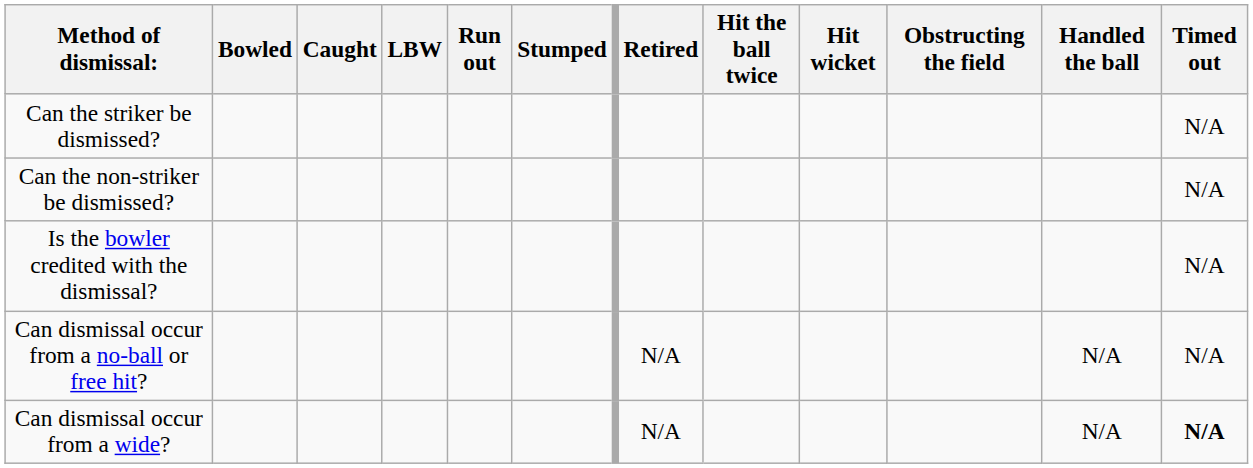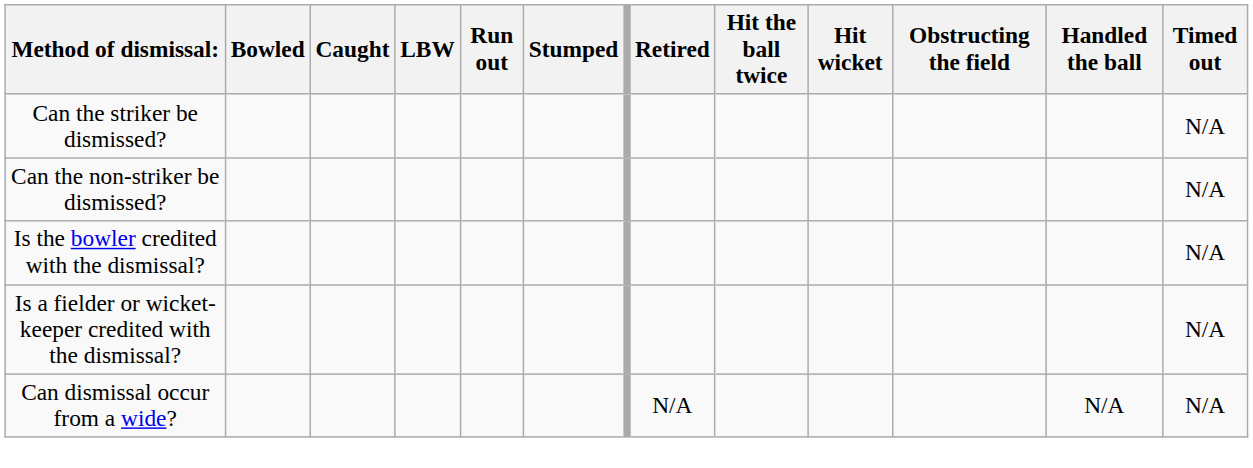+ row: (115, 328)
- row: (109, 355)
(1204, 431) bold -> (1205, 405) normal
